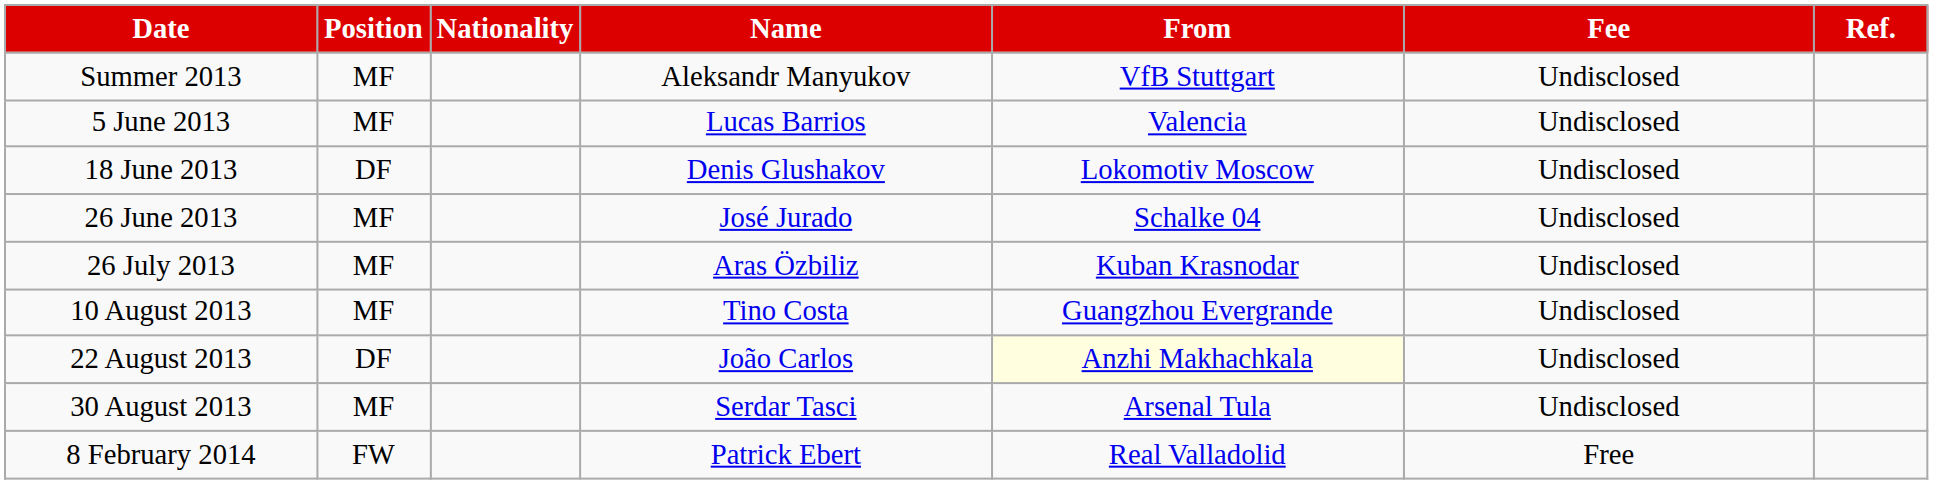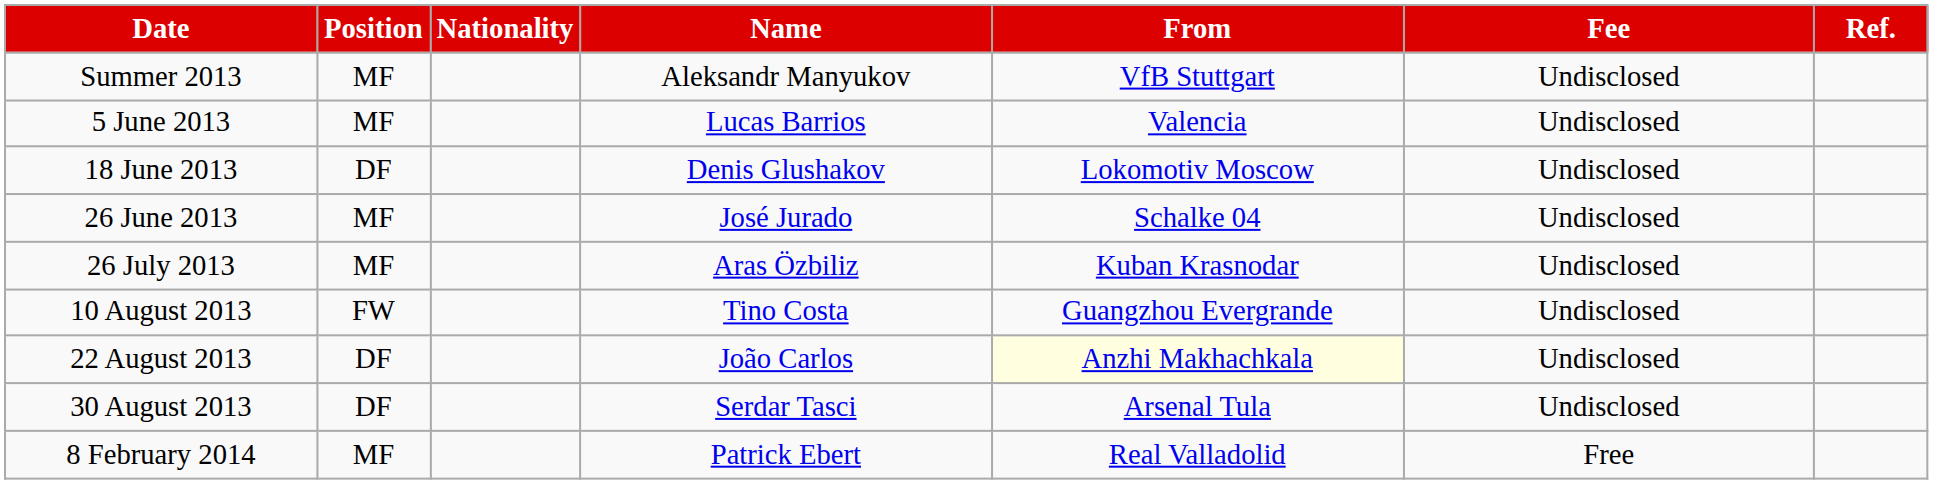(373, 312) MF -> (373, 312) FW
(373, 406) MF -> (373, 406) DF
(373, 453) FW -> (373, 453) MF
